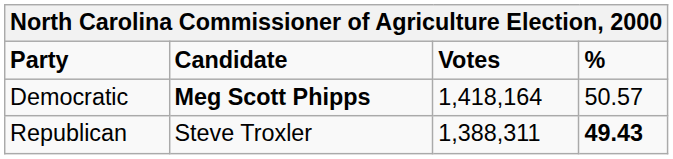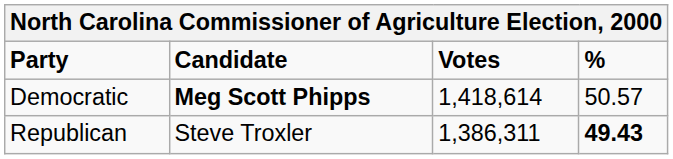(490, 97) 1,418,164 -> (490, 97) 1,418,614
(489, 134) 1,388,311 -> (489, 134) 1,386,311
